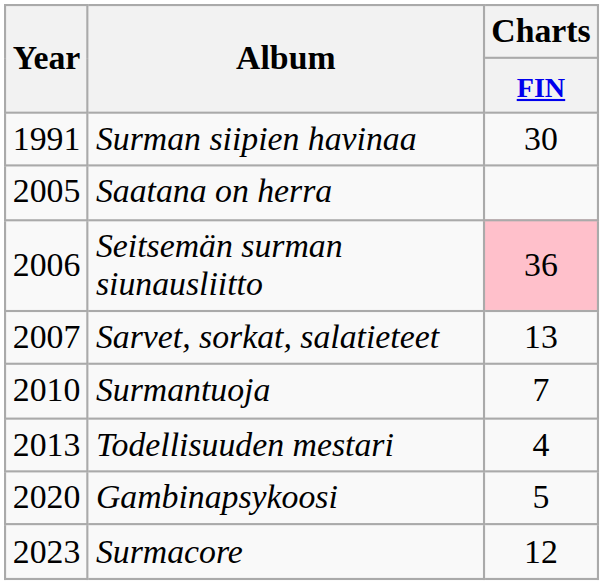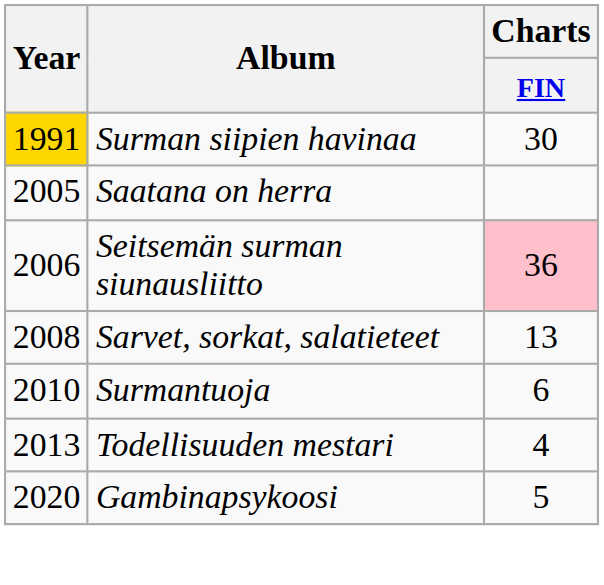(47, 138) no background -> (47, 138) gold background
(47, 336) 2007 -> (47, 336) 2008
(541, 390) 7 -> (541, 390) 6
- row: (169, 551)
